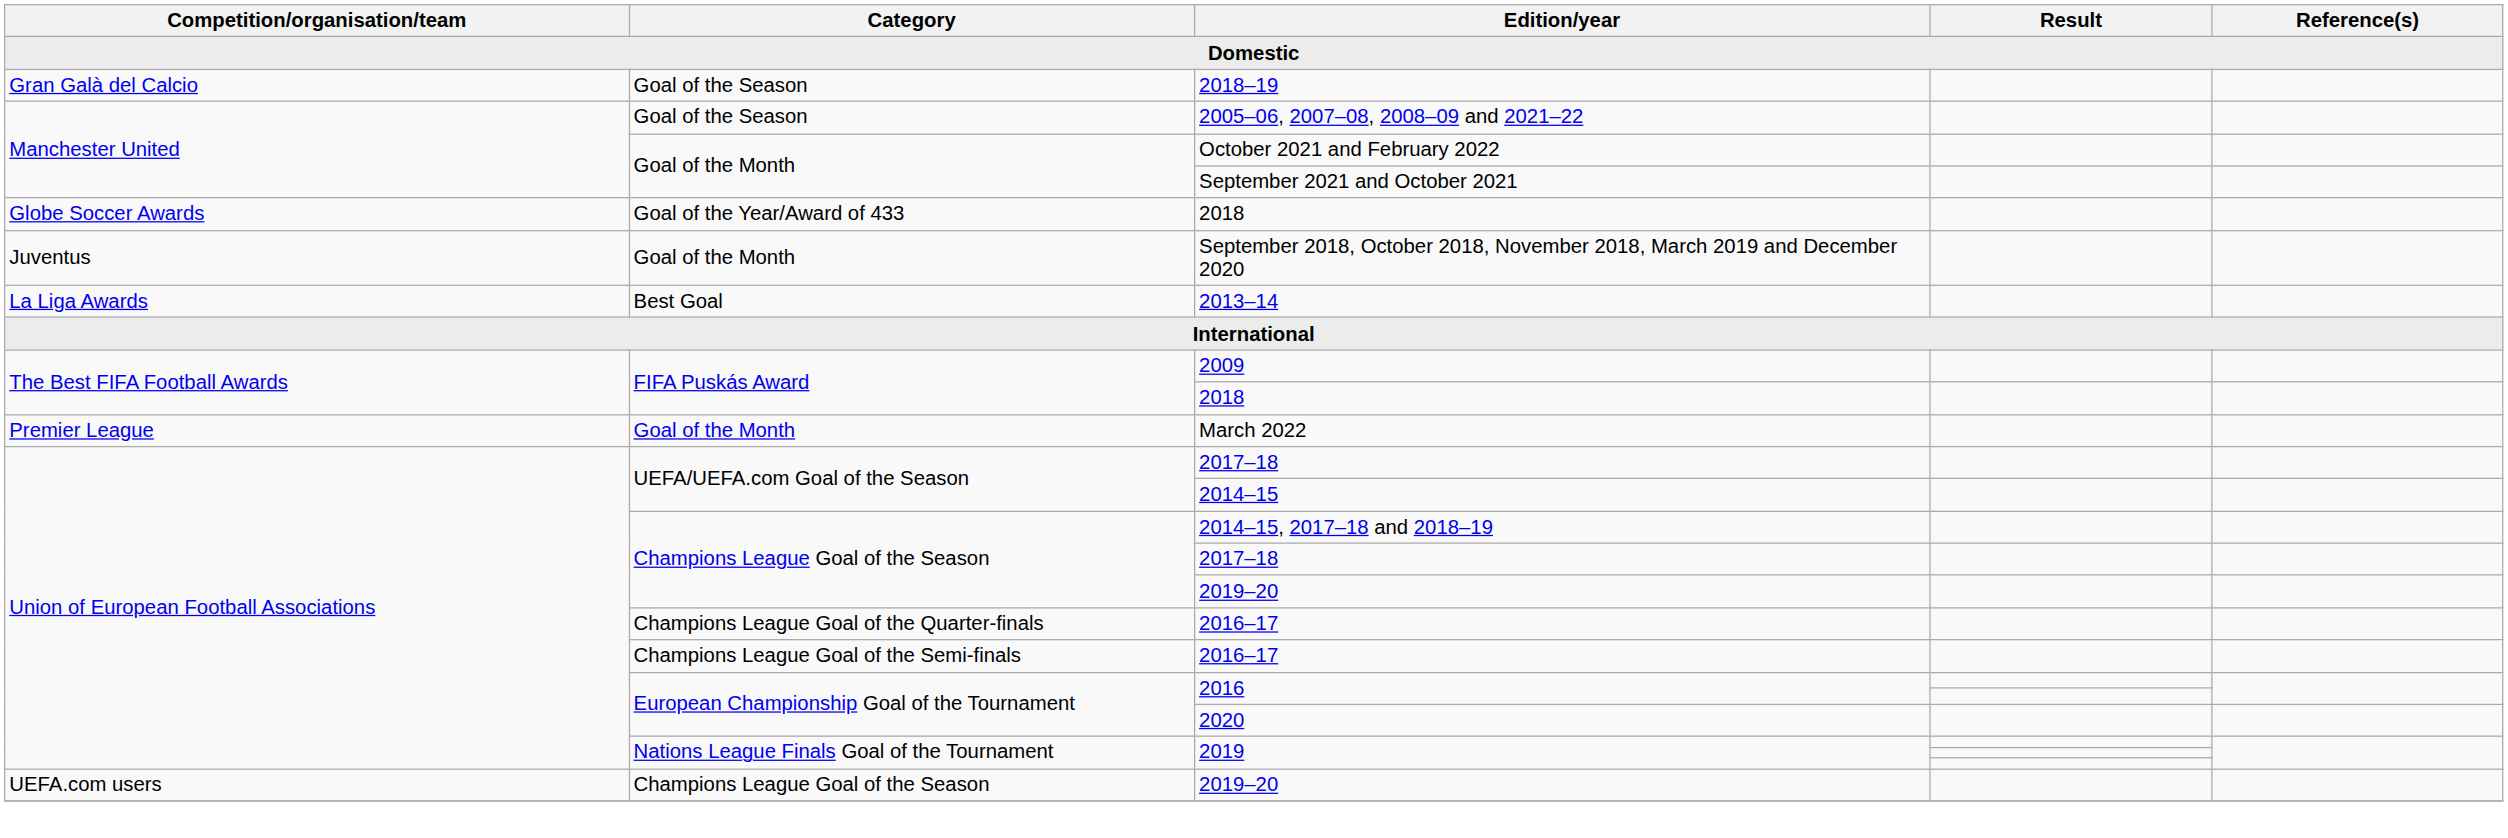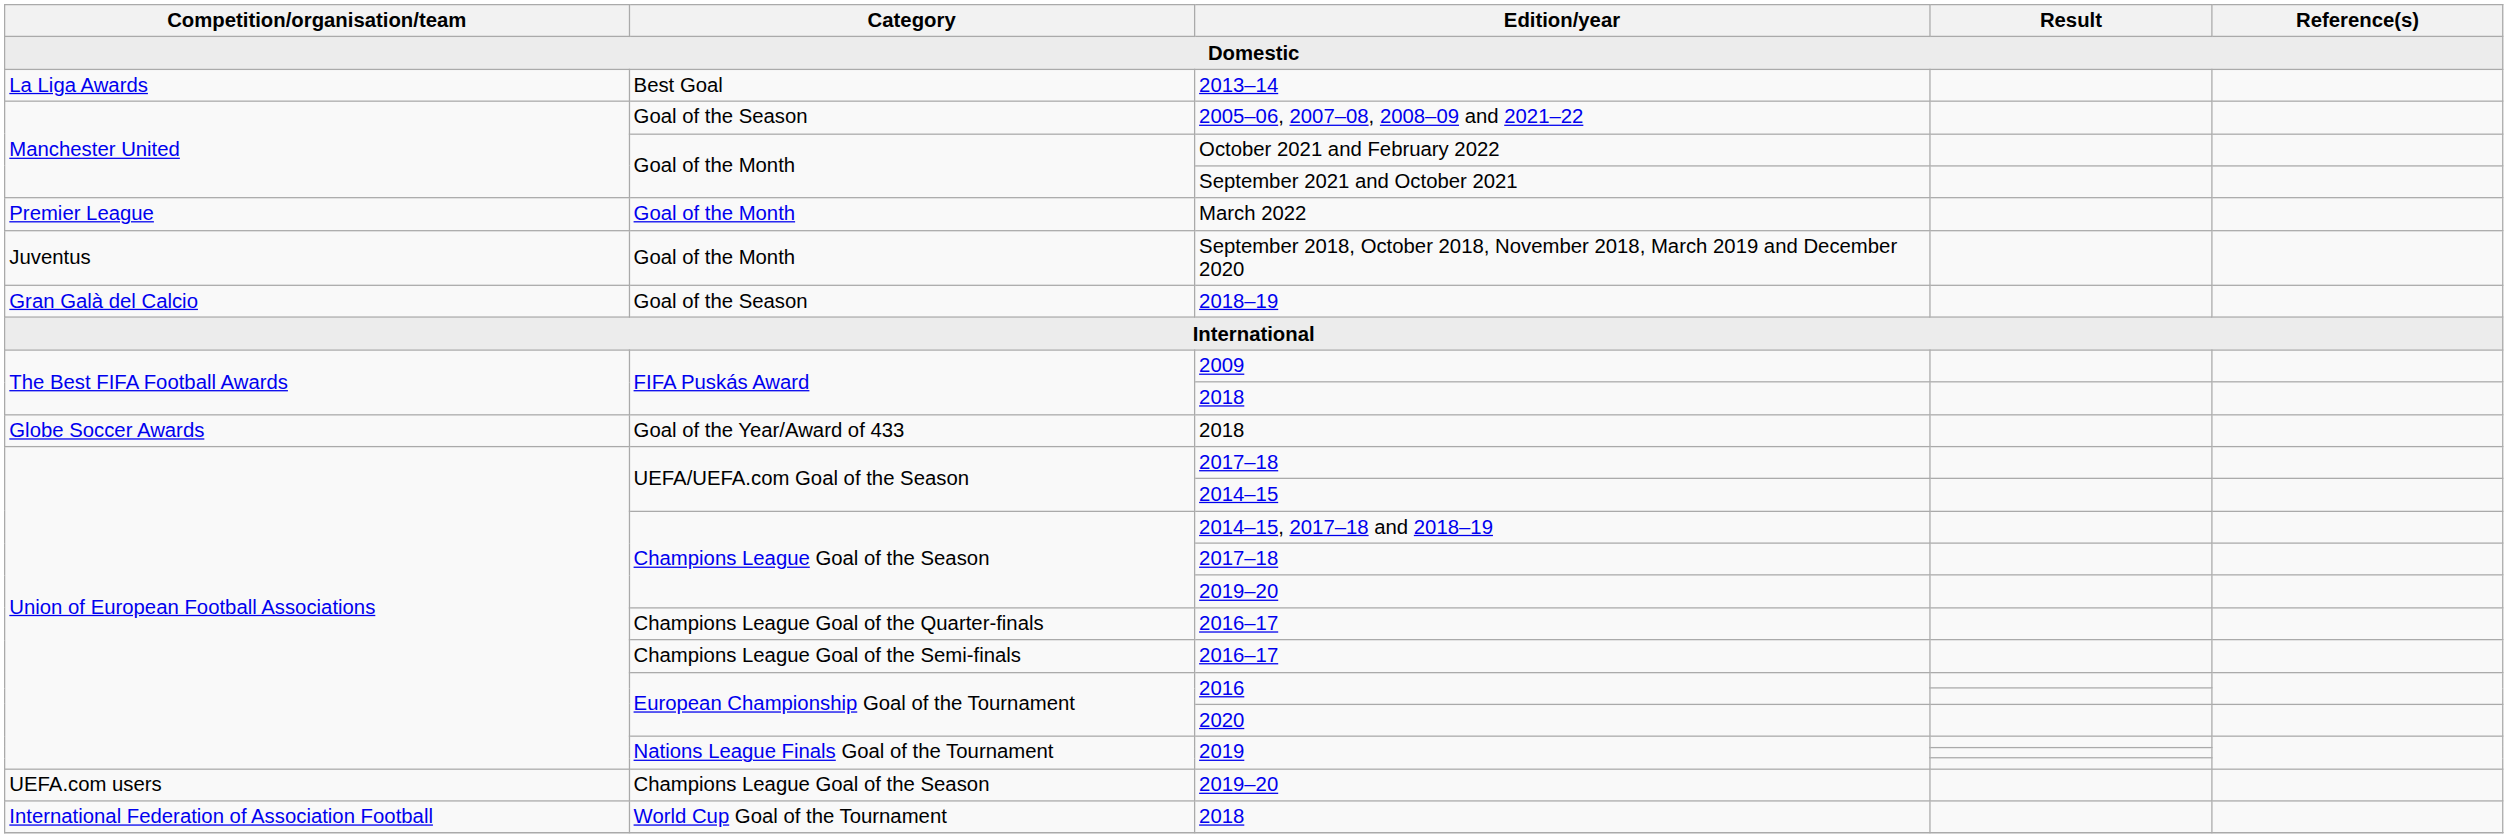rows swapped: (678, 301) <-> (721, 85)
rows swapped: (714, 430) <-> (769, 213)
+ row: (790, 816)
